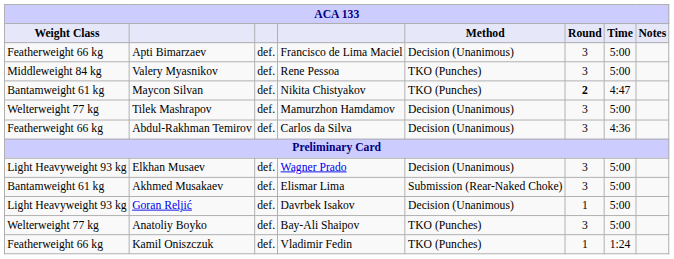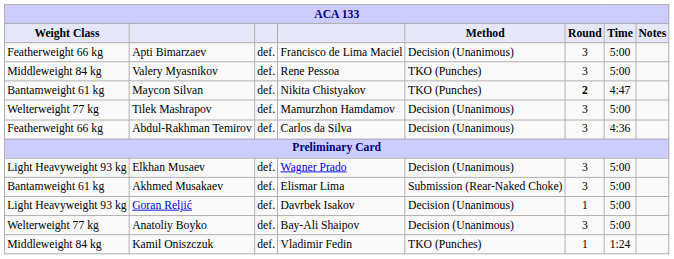(445, 225) TKO (Punches) -> (461, 225) Decision (Unanimous)
(55, 244) Featherweight 66 kg -> (54, 244) Middleweight 84 kg
